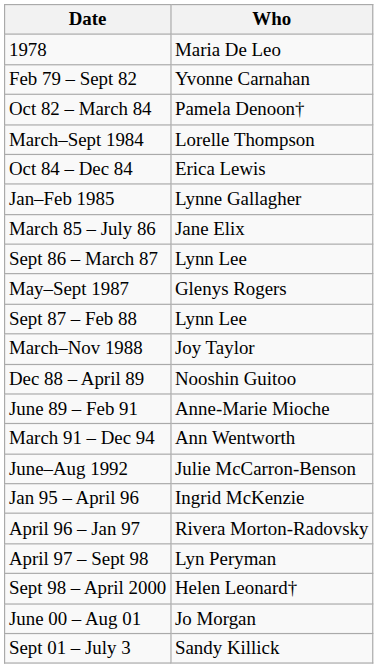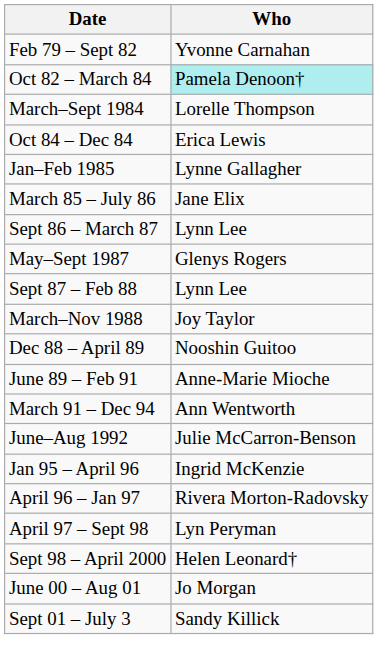- row: (28, 49)
(240, 109) no background -> (240, 79) paleturquoise background
